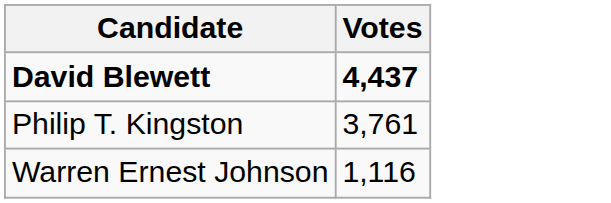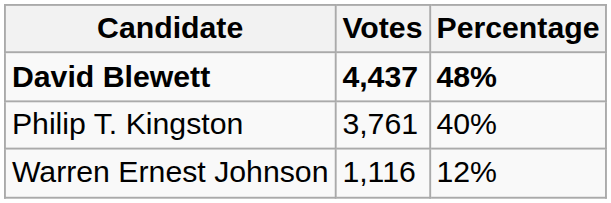+ column: (518, 28)
